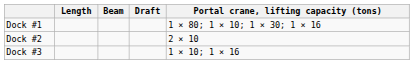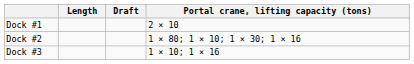- column: (114, 11)
(244, 25) 1 × 80; 1 × 10; 1 × 30; 1 × 16 -> (163, 25) 2 × 10
(183, 39) 2 × 10 -> (224, 39) 1 × 80; 1 × 10; 1 × 30; 1 × 16
